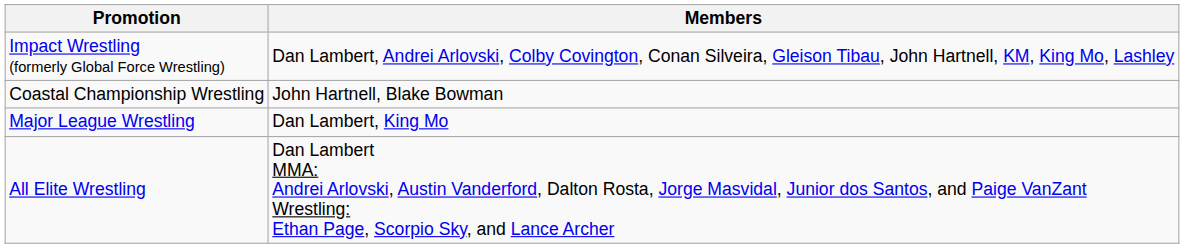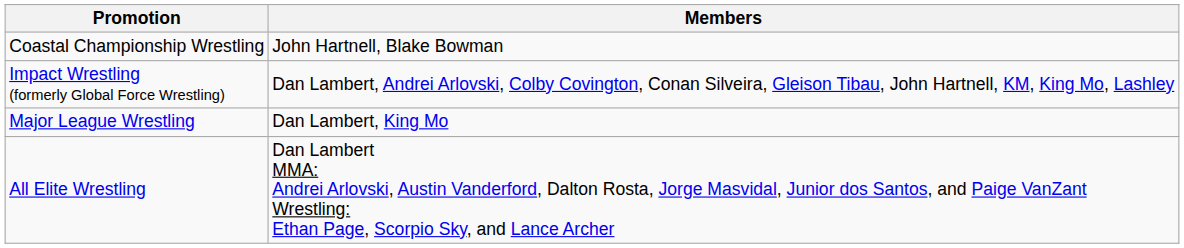rows swapped: (117, 56) <-> (137, 94)
